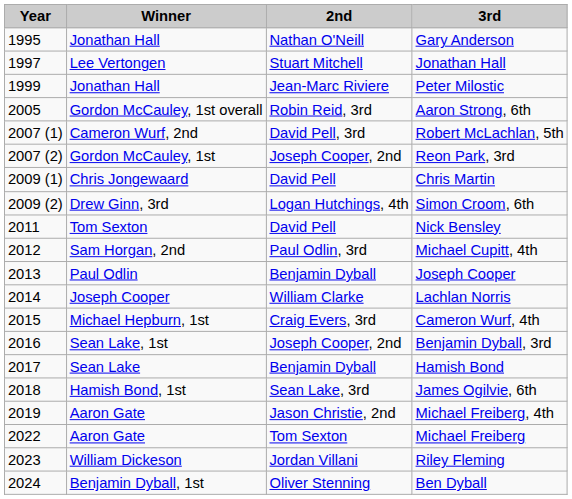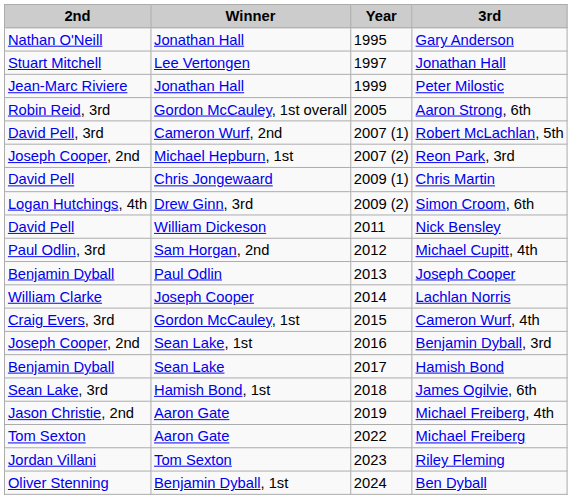columns swapped: (35, 16) <-> (339, 16)
(142, 156) Gordon McCauley, 1st -> (224, 156) Michael Hepburn, 1st
(109, 226) Tom Sexton -> (210, 226) William Dickeson
(139, 320) Michael Hepburn, 1st -> (227, 320) Gordon McCauley, 1st
(126, 460) William Dickeson -> (193, 460) Tom Sexton
